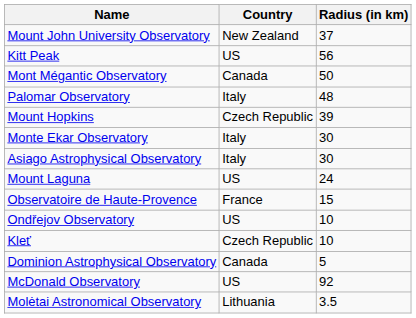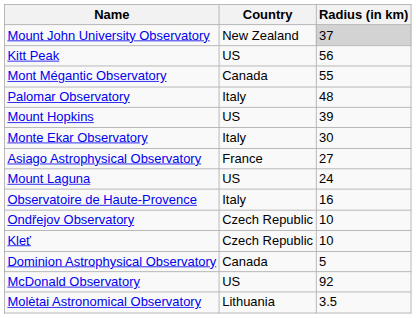(326, 35) no background -> (326, 35) lightgrey background
(326, 76) 50 -> (326, 76) 55
(268, 117) Czech Republic -> (231, 117) US
(234, 158) Italy -> (242, 158) France
(326, 158) 30 -> (326, 158) 27
(242, 199) France -> (234, 199) Italy
(326, 199) 15 -> (326, 199) 16
(231, 220) US -> (268, 220) Czech Republic
